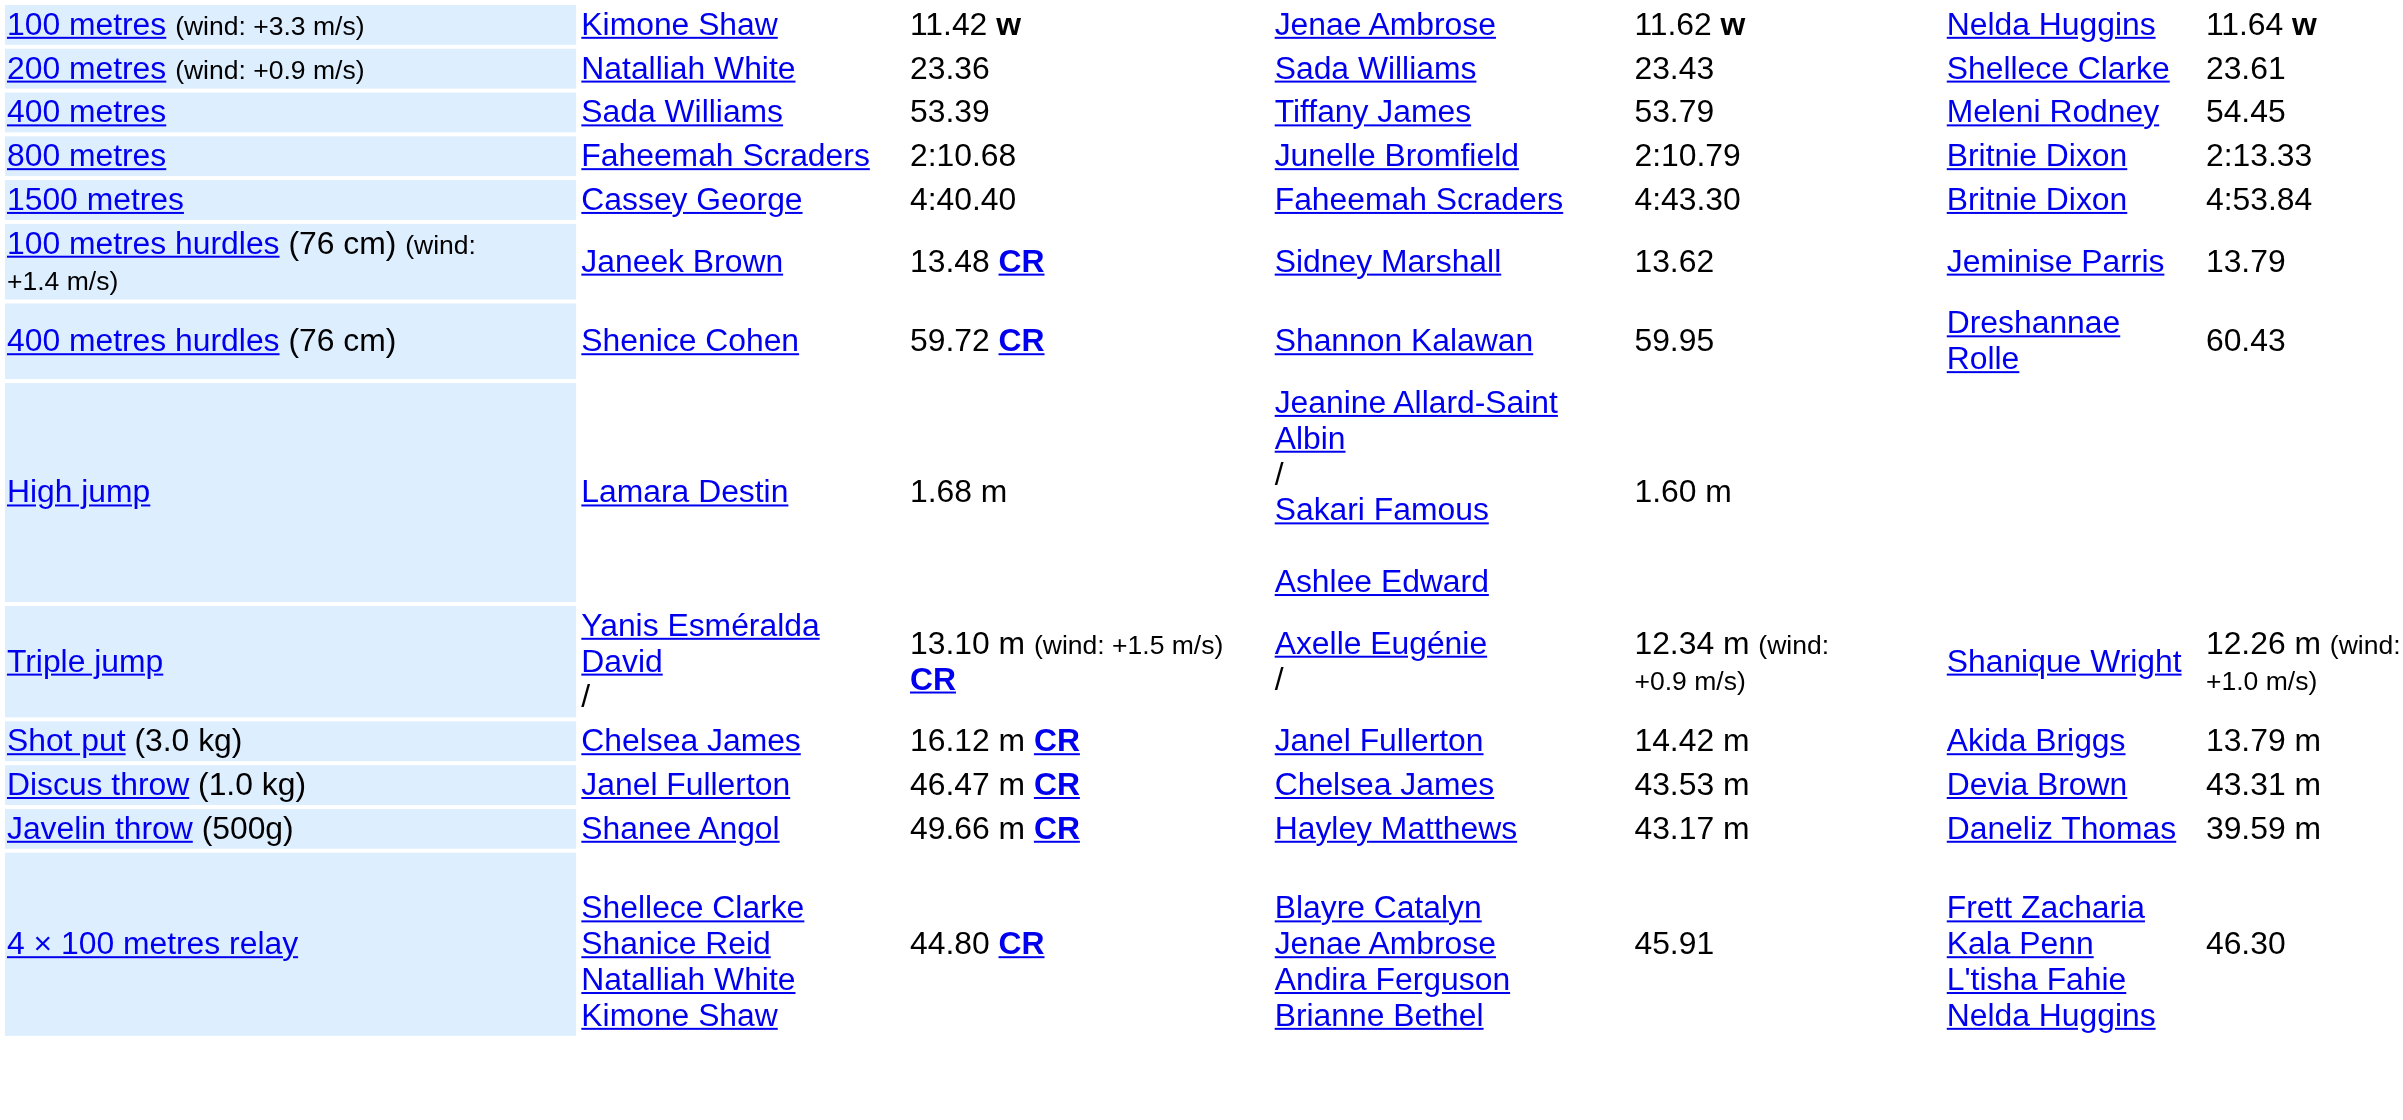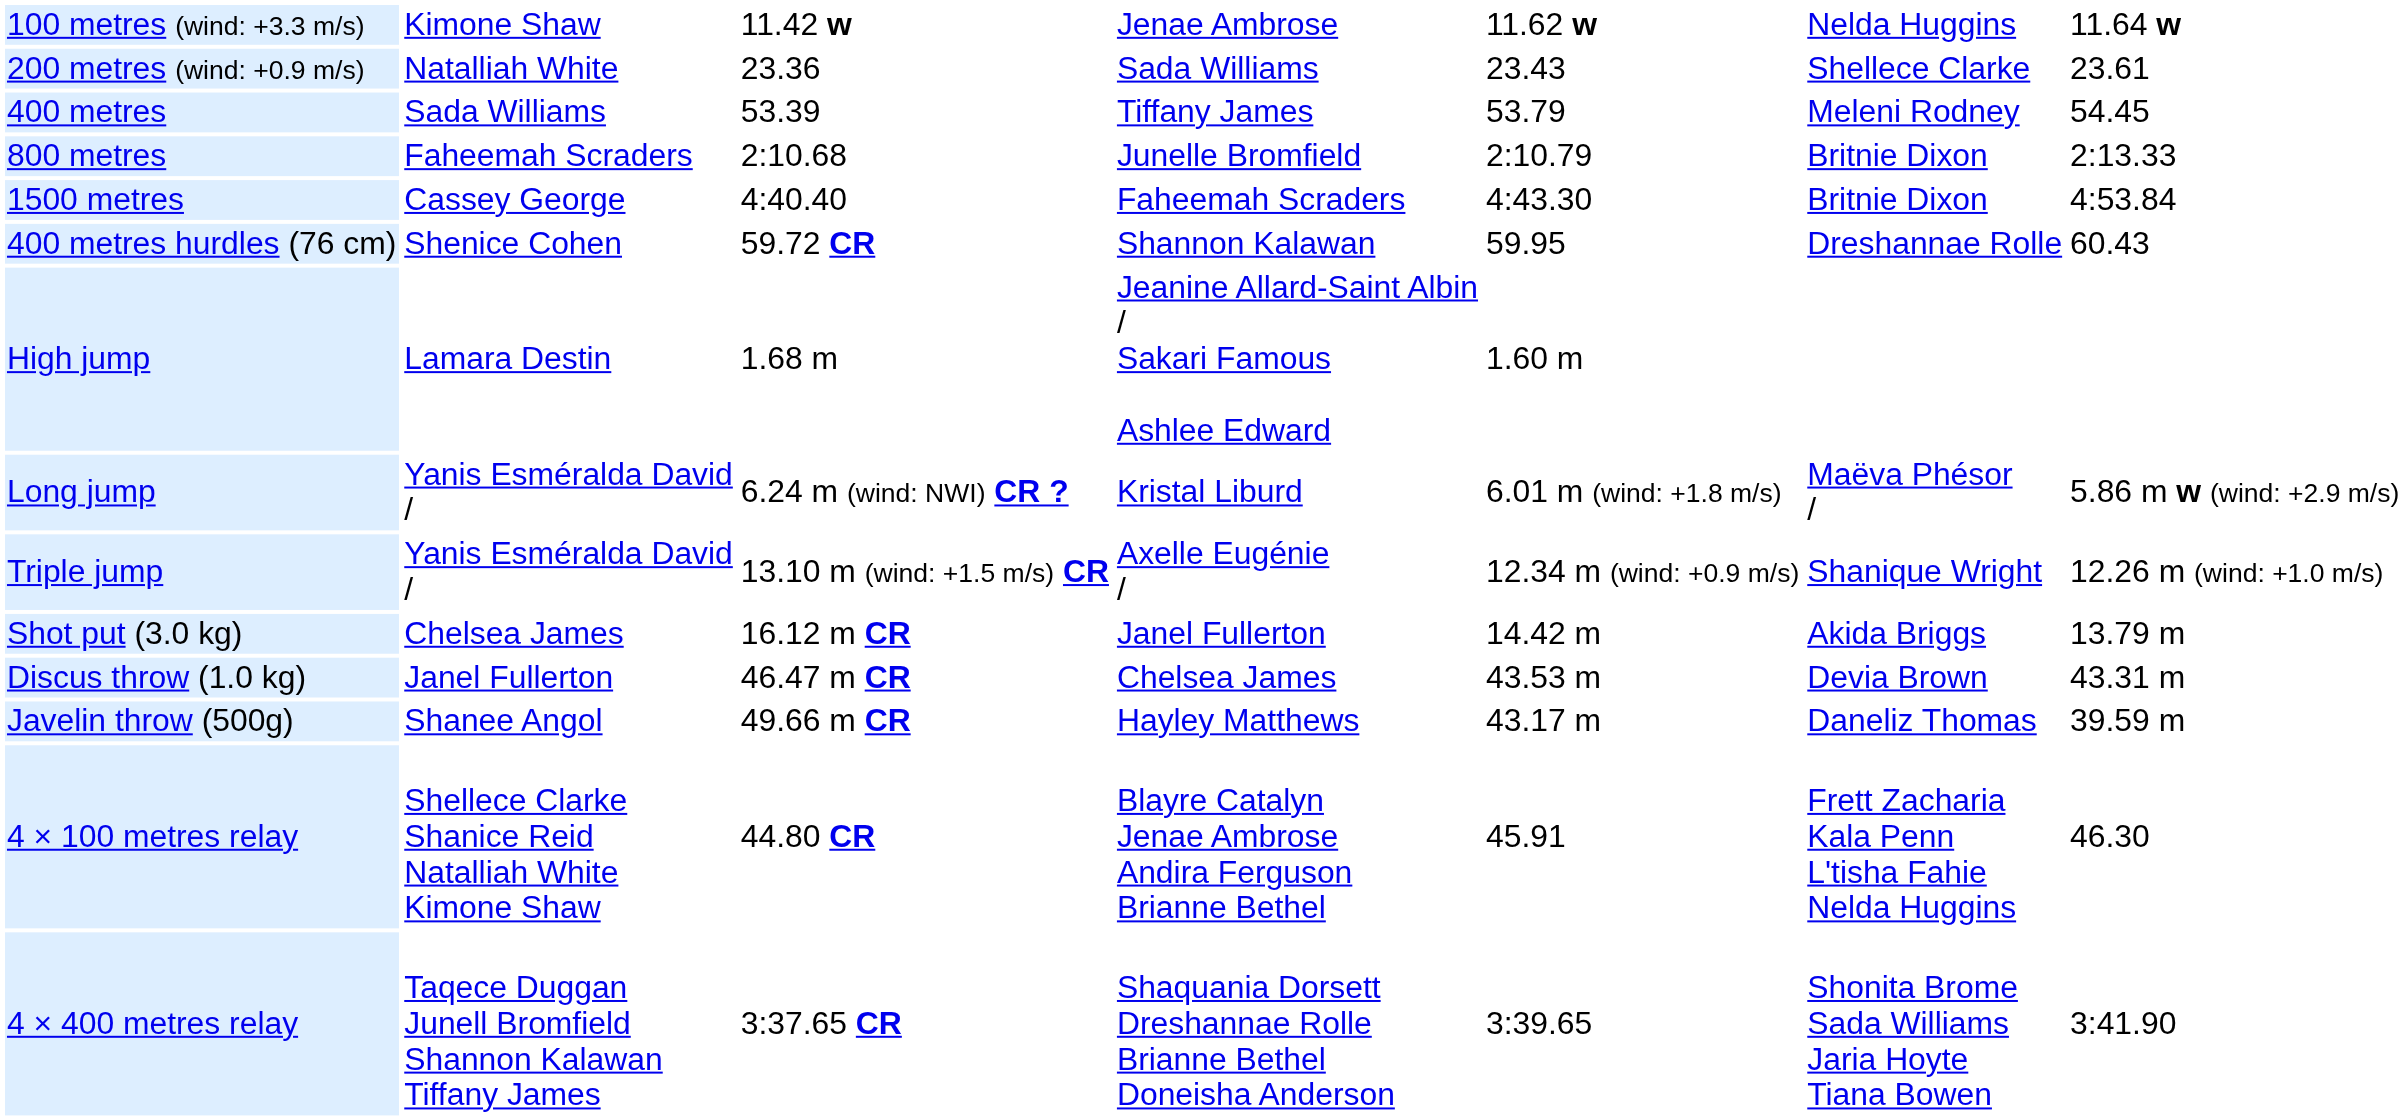- row: (241, 261)
+ row: (81, 492)
+ row: (153, 1023)
